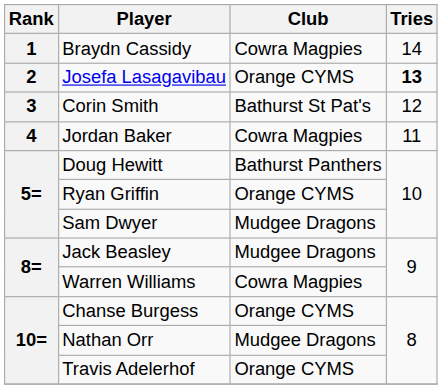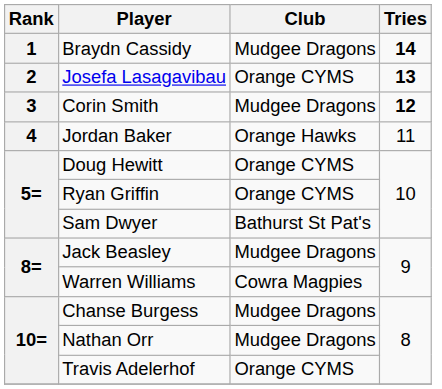(298, 48) Cowra Magpies -> (305, 48) Mudgee Dragons
(412, 48) normal -> (406, 48) bold
(303, 106) Bathurst St Pat's -> (305, 106) Mudgee Dragons
(412, 106) normal -> (406, 106) bold
(298, 135) Cowra Magpies -> (295, 135) Orange Hawks
(308, 164) Bathurst Panthers -> (294, 164) Orange CYMS
(305, 223) Mudgee Dragons -> (303, 223) Bathurst St Pat's
(294, 310) Orange CYMS -> (305, 310) Mudgee Dragons
